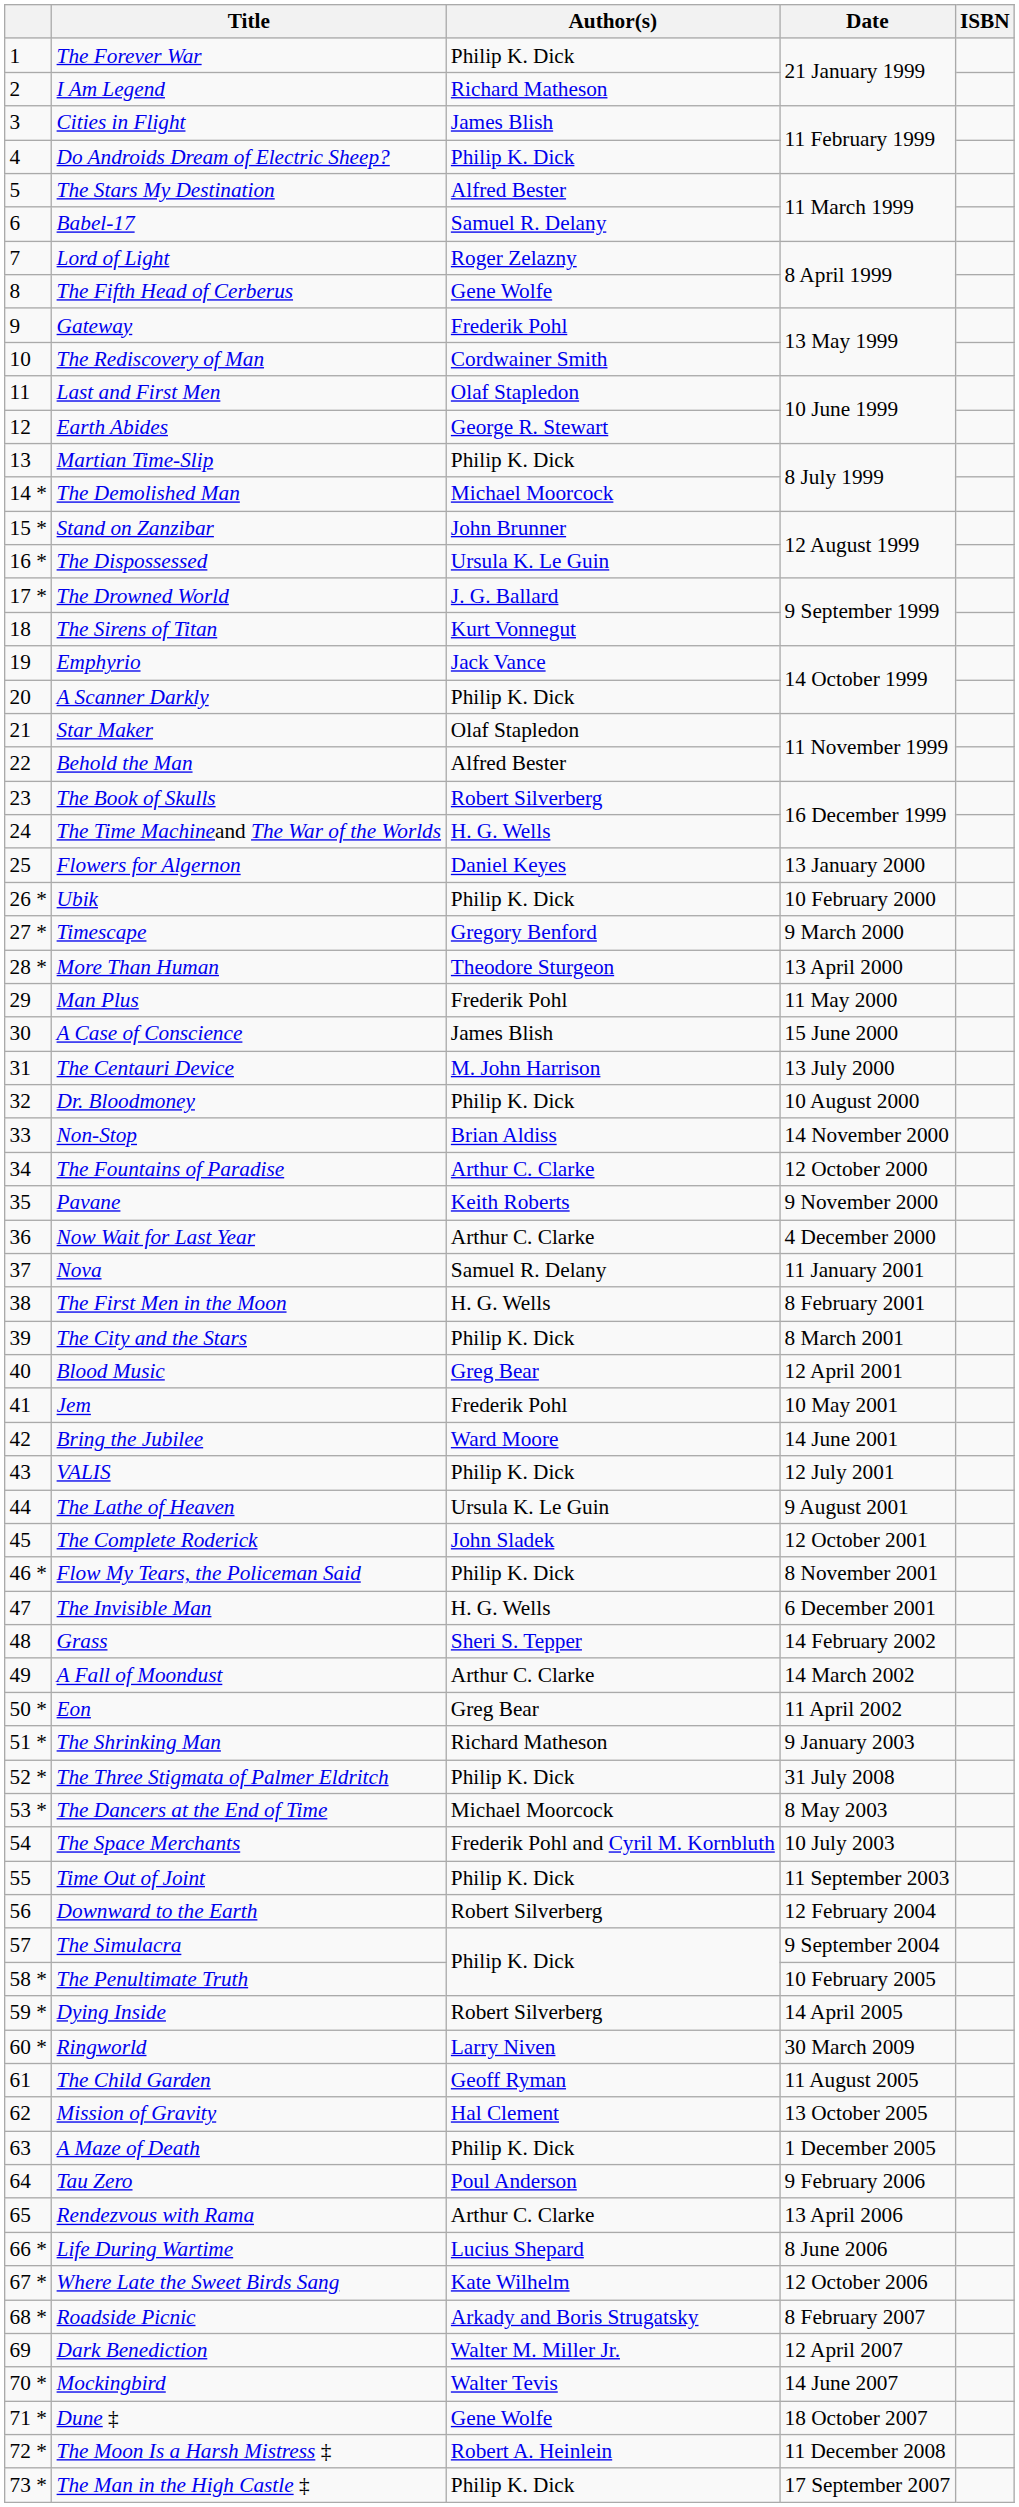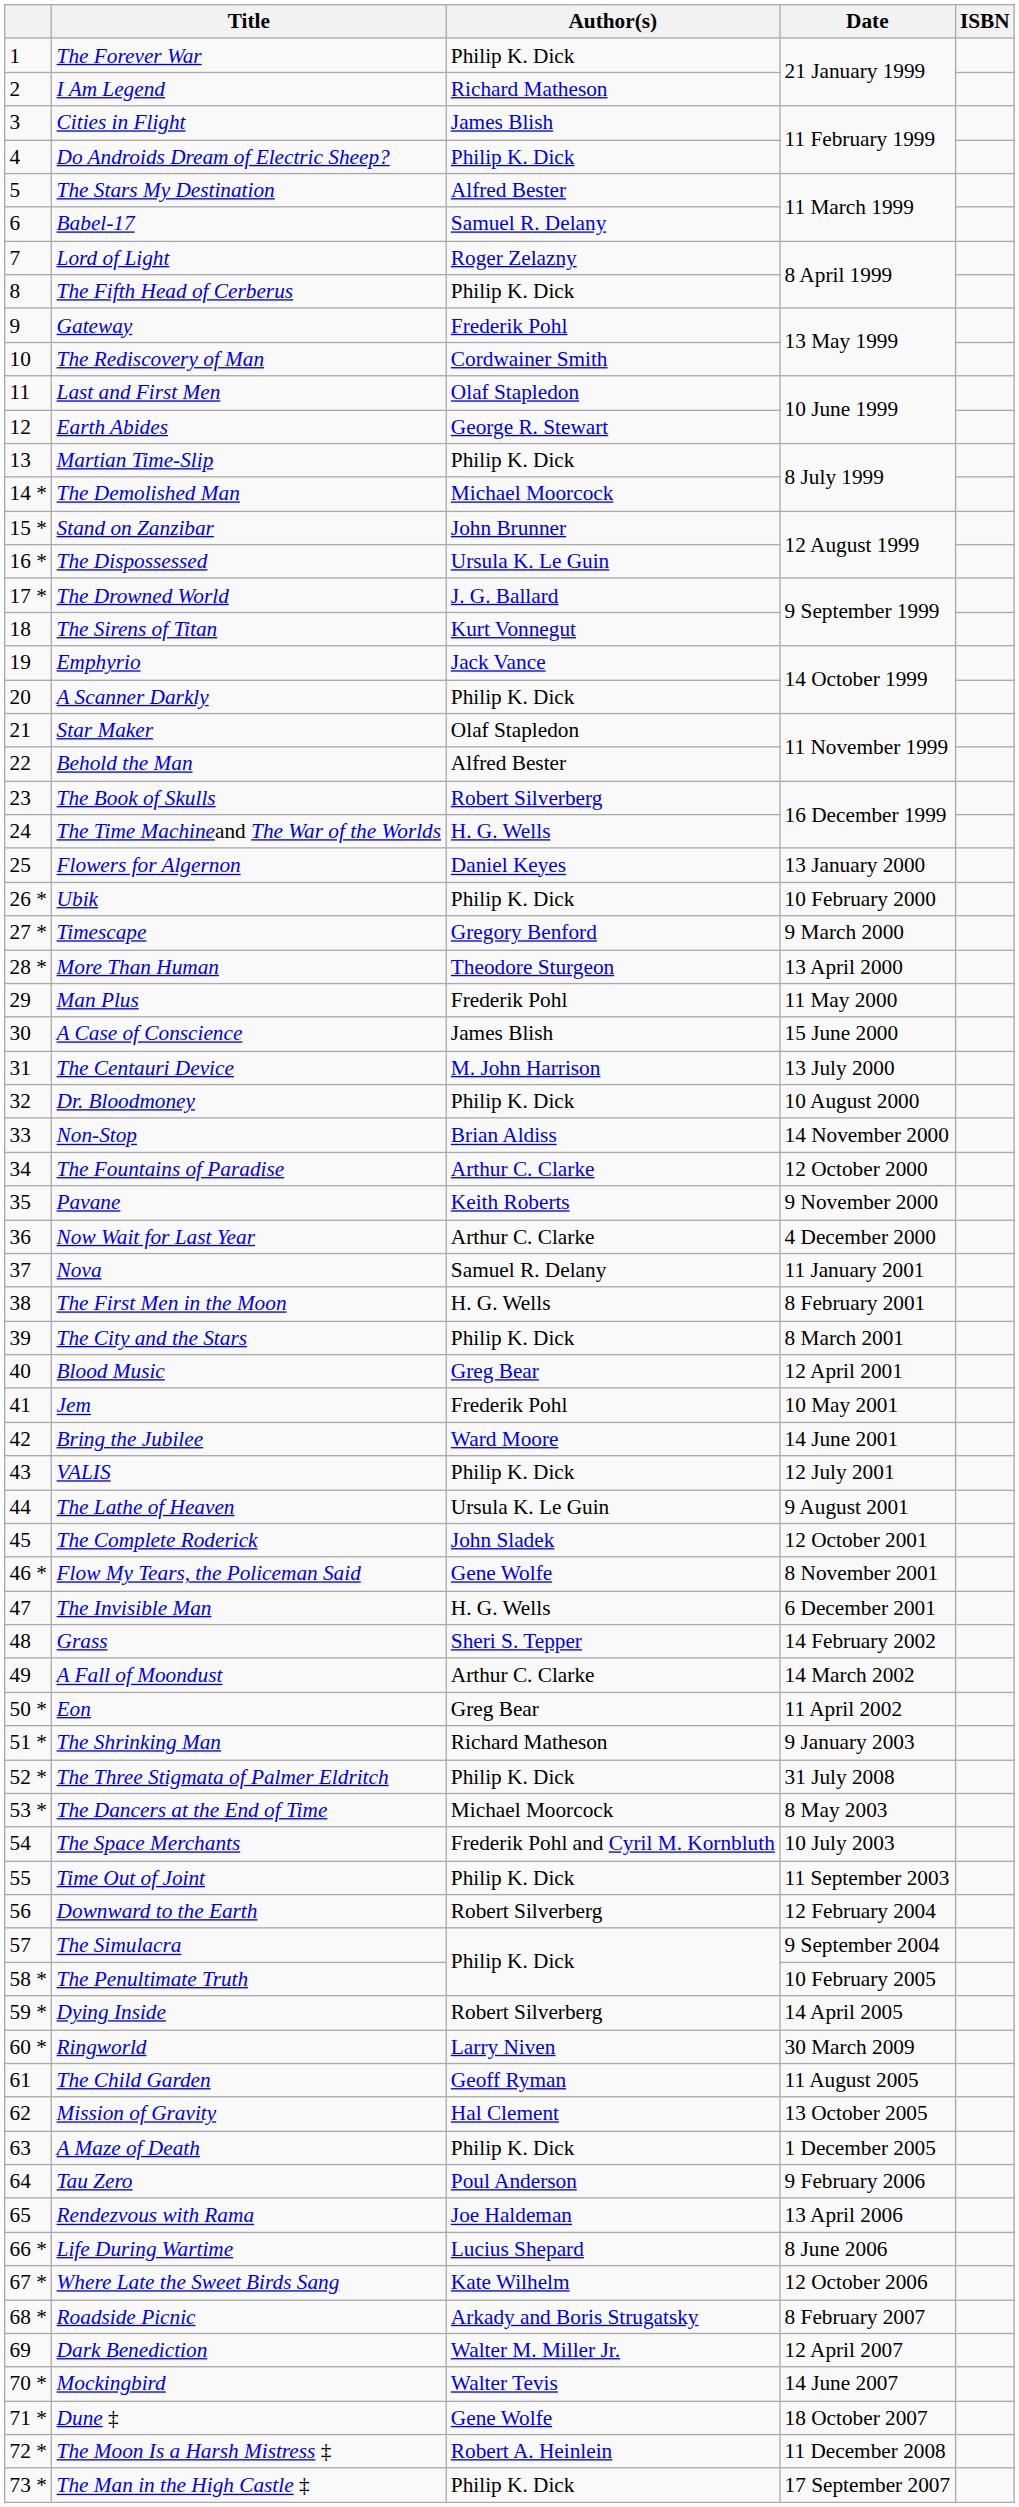(502, 291) Gene Wolfe -> (513, 291) Philip K. Dick
(513, 1573) Philip K. Dick -> (502, 1573) Gene Wolfe
(523, 2215) Arthur C. Clarke -> (511, 2215) Joe Haldeman
